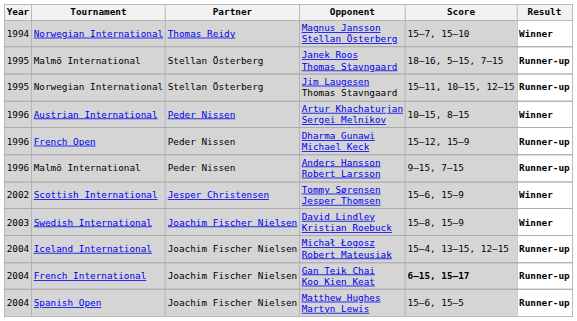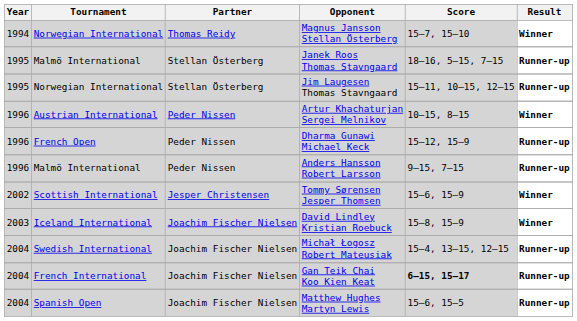(93, 222) Swedish International -> (93, 222) Iceland International
(93, 249) Iceland International -> (93, 249) Swedish International
